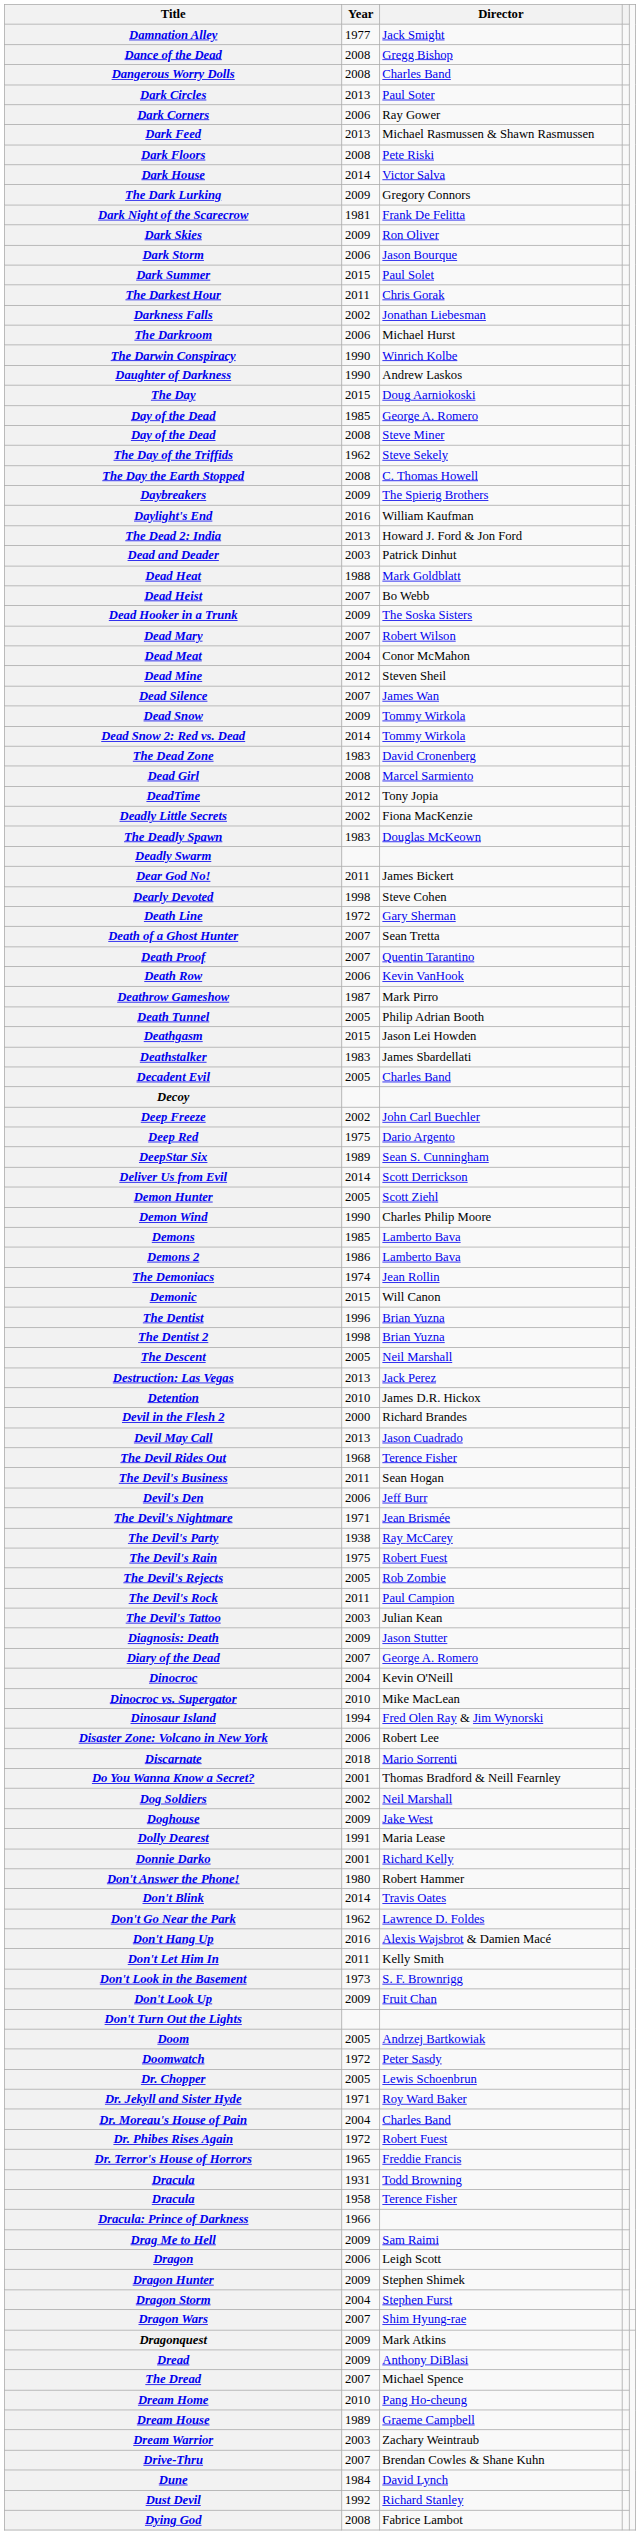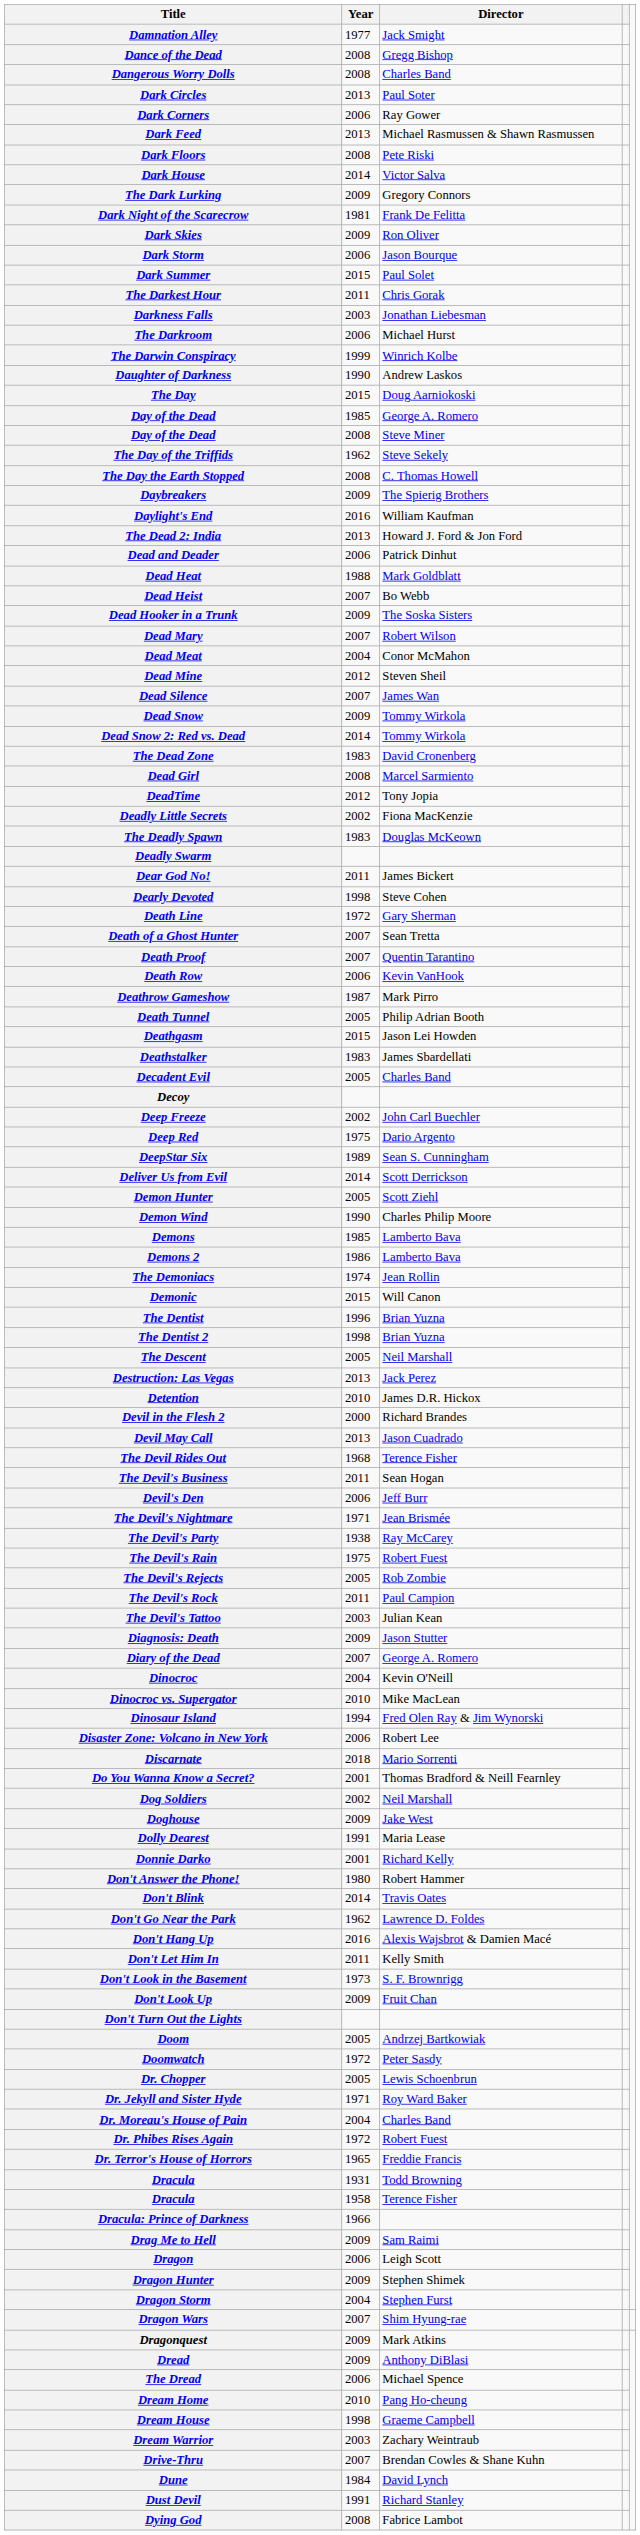(358, 315) 2002 -> (358, 315) 2003
(358, 355) 1990 -> (358, 355) 1999
(358, 555) 2003 -> (358, 555) 2006
(358, 2379) 2007 -> (358, 2379) 2006
(358, 2420) 1989 -> (358, 2420) 1998
(358, 2500) 1992 -> (358, 2500) 1991
